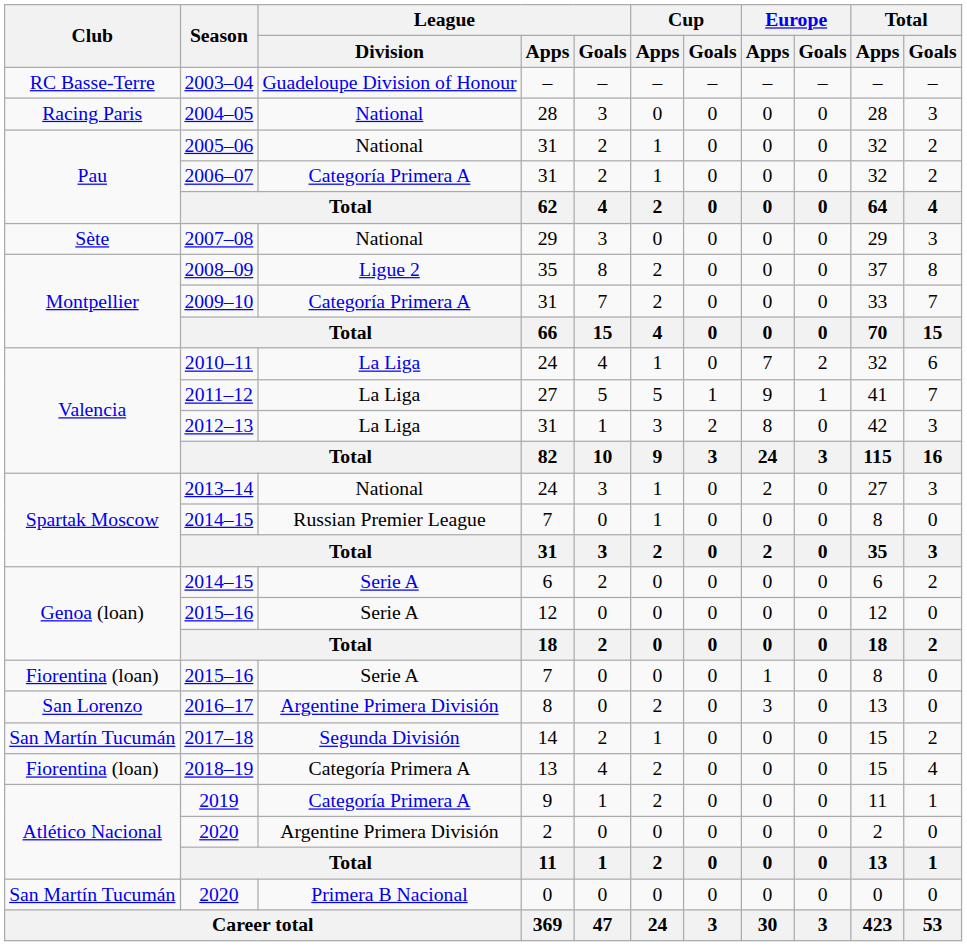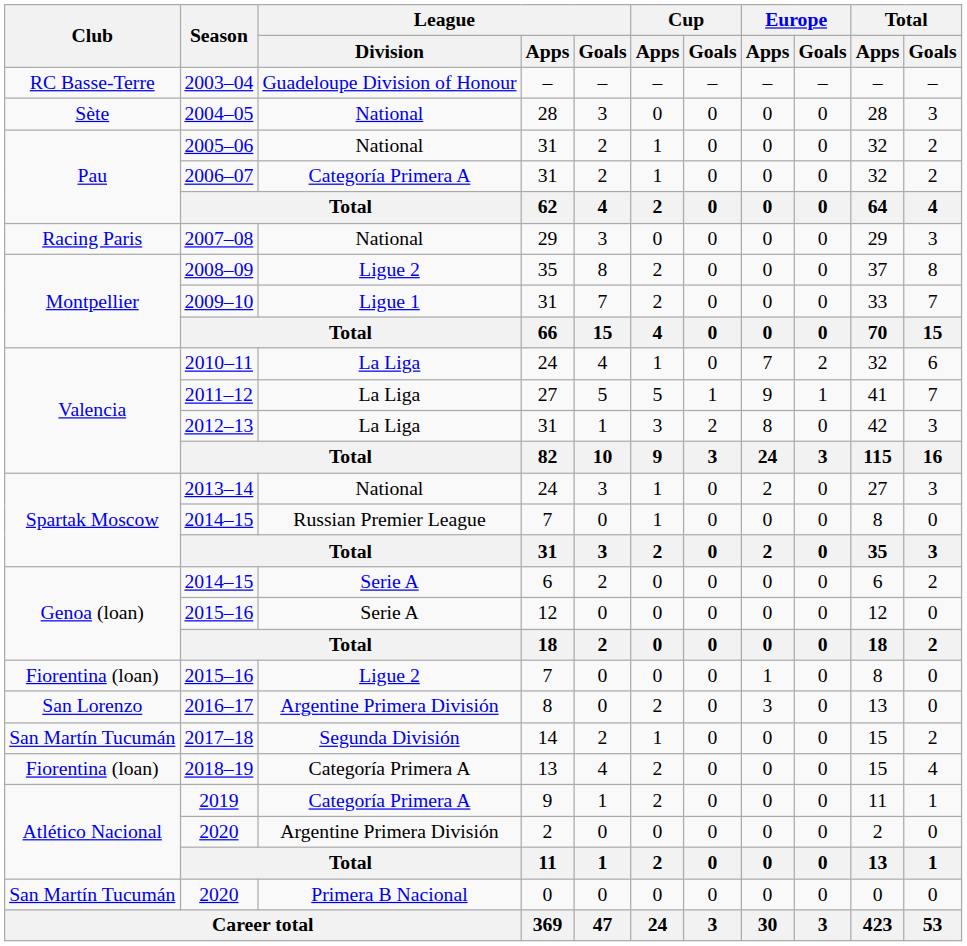(92, 113) Racing Paris -> (92, 113) Sète
(92, 238) Sète -> (92, 238) Racing Paris
(389, 301) Categoría Primera A -> (389, 301) Ligue 1
(389, 675) Serie A -> (389, 675) Ligue 2
